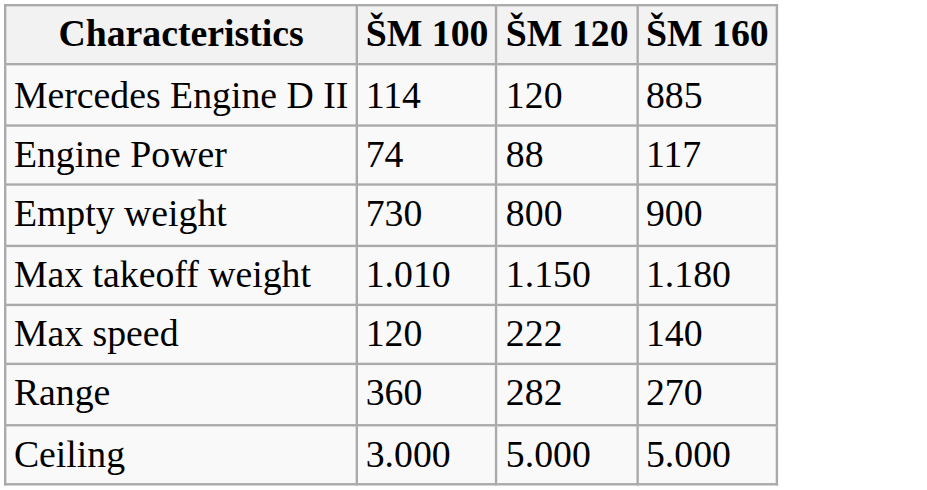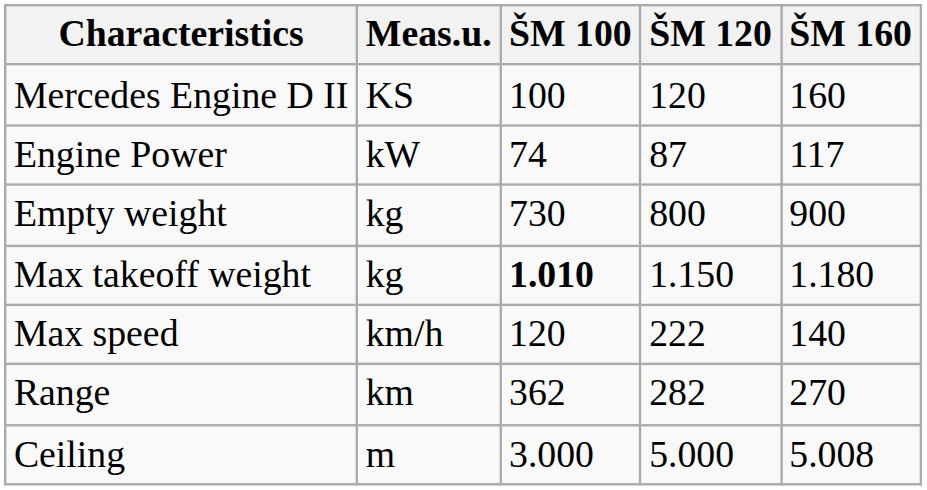+ column: (429, 34)
(393, 94) 114 -> (537, 94) 100
(674, 94) 885 -> (818, 94) 160
(525, 154) 88 -> (668, 154) 87
(408, 273) normal -> (551, 273) bold
(394, 393) 360 -> (537, 393) 362
(688, 453) 5.000 -> (832, 453) 5.008
